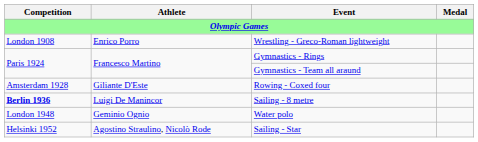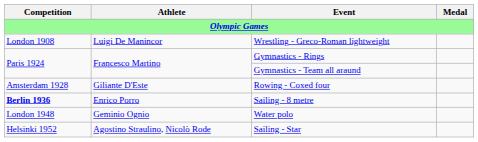(116, 41) Enrico Porro -> (128, 41) Luigi De Manincor
(128, 100) Luigi De Manincor -> (116, 100) Enrico Porro
